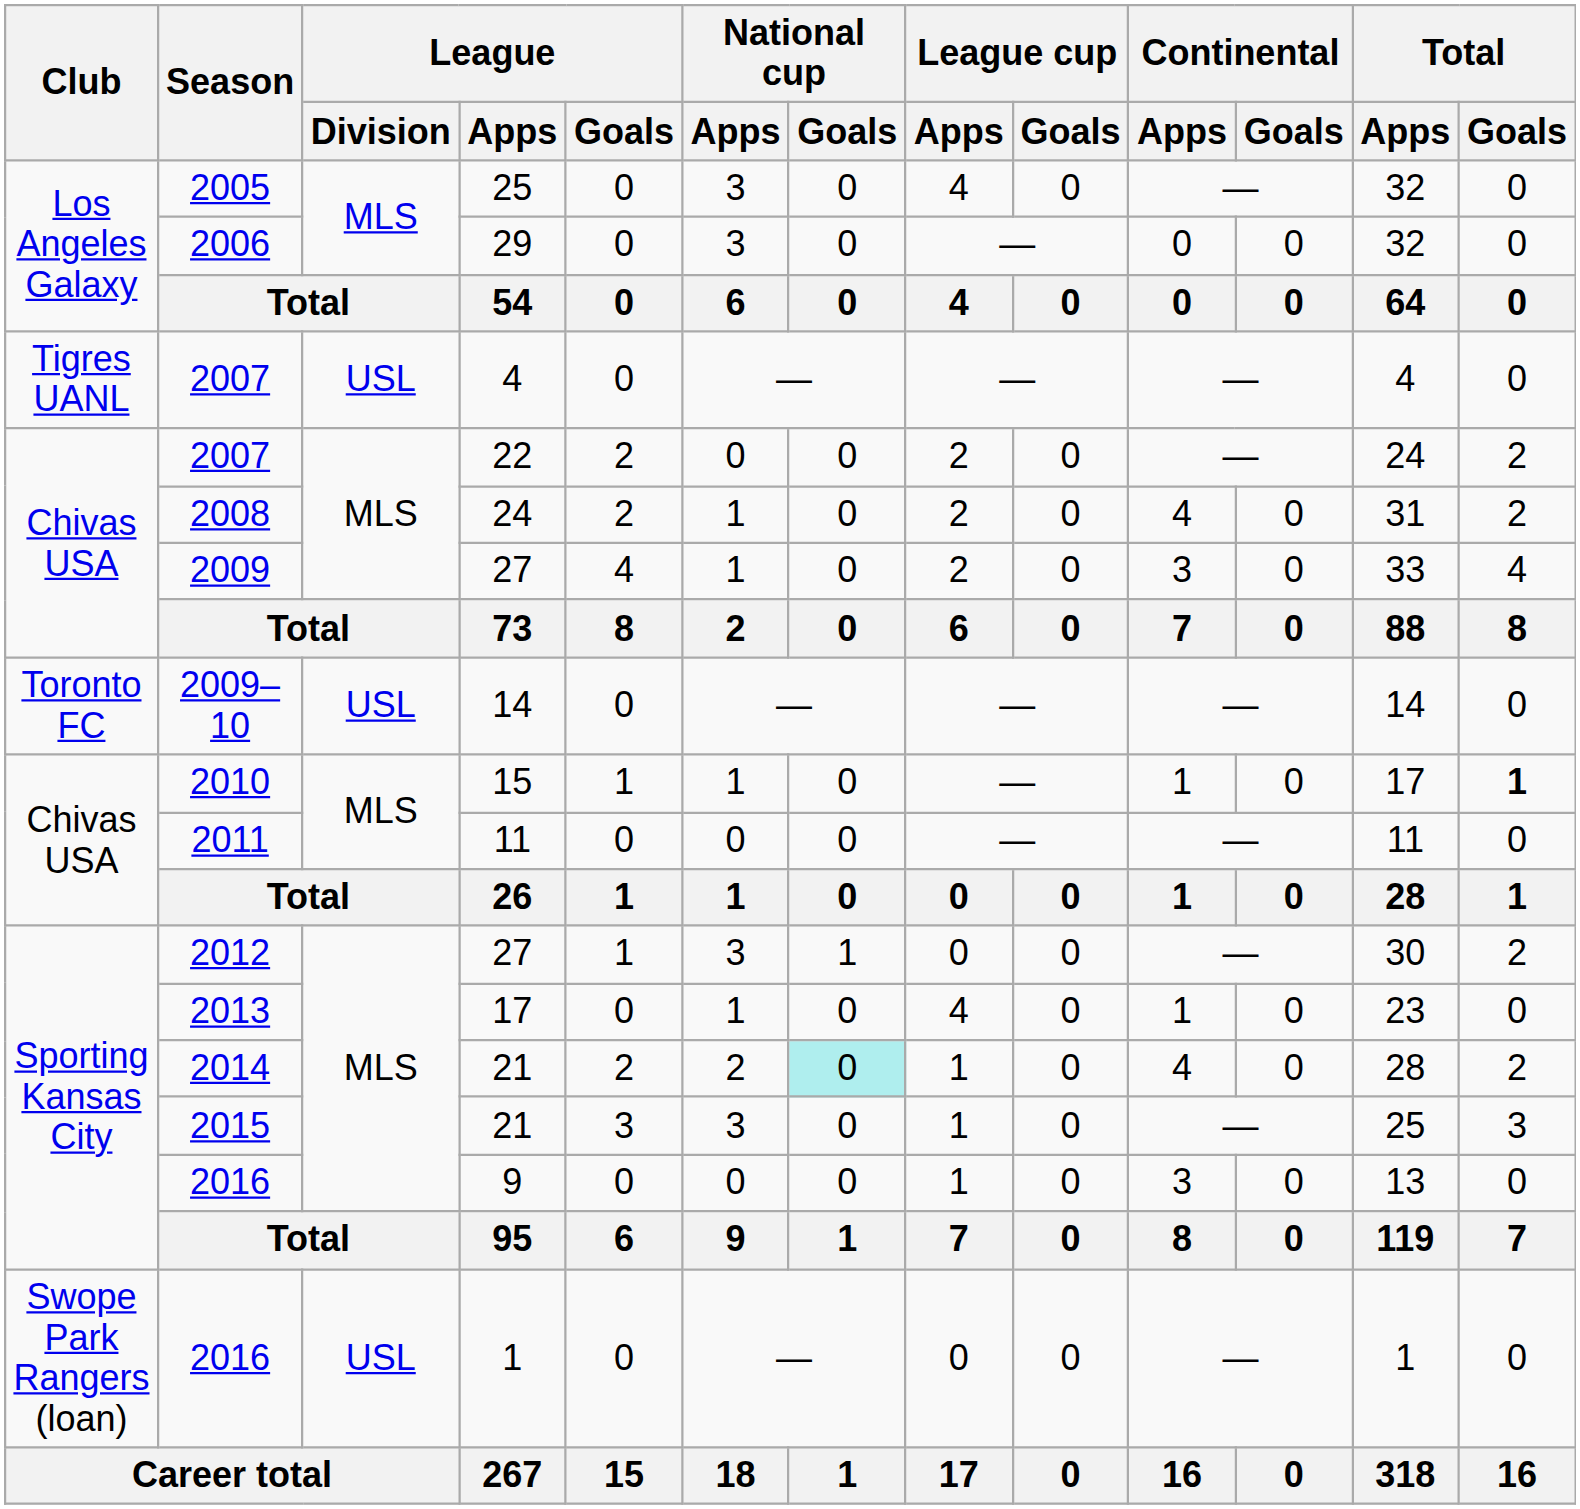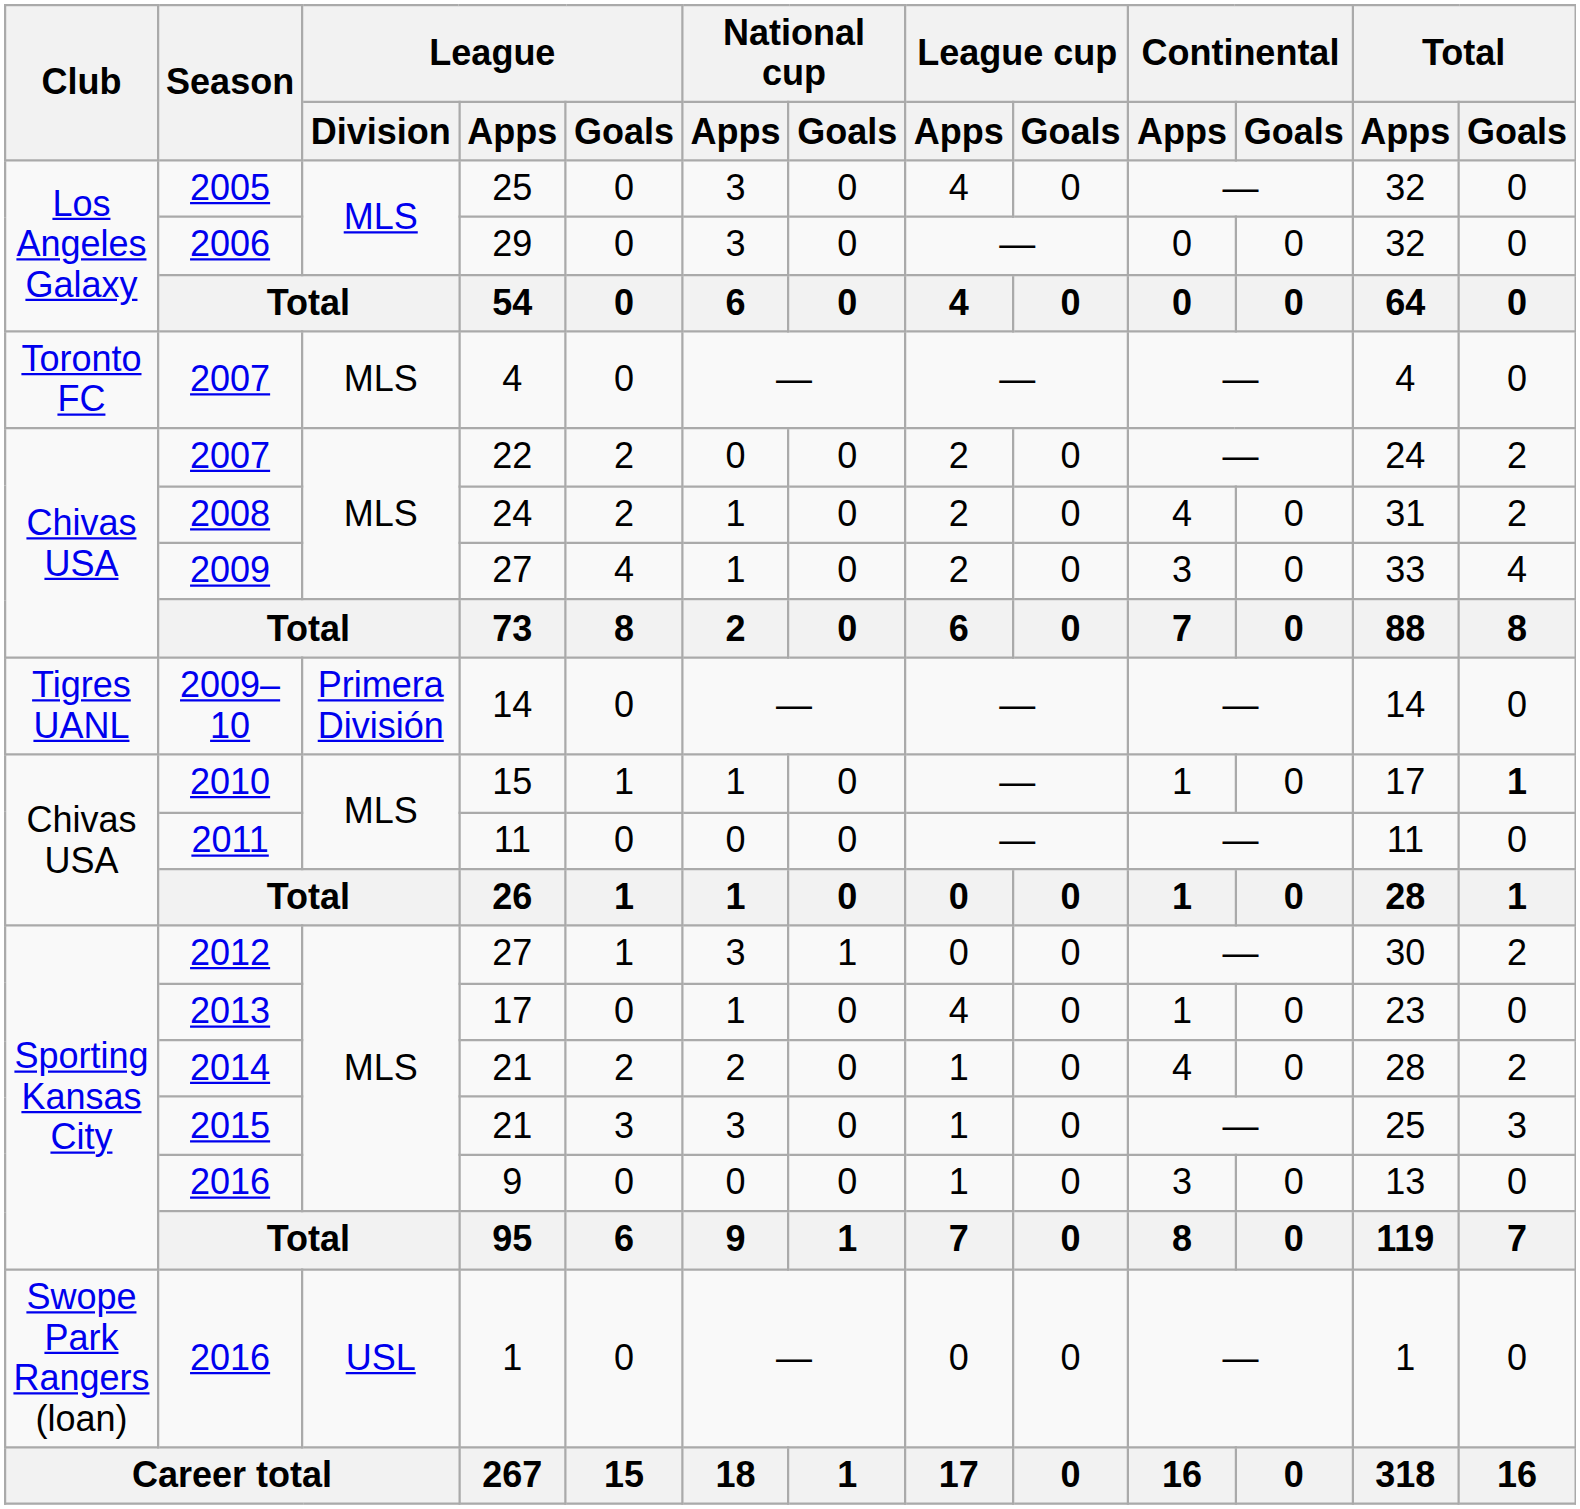(81, 379) Tigres UANL -> (81, 379) Toronto FC
(381, 379) USL -> (381, 379) MLS
(81, 705) Toronto FC -> (81, 705) Tigres UANL
(381, 705) USL -> (381, 705) Primera División
(847, 1068) paleturquoise background -> (847, 1068) no background
